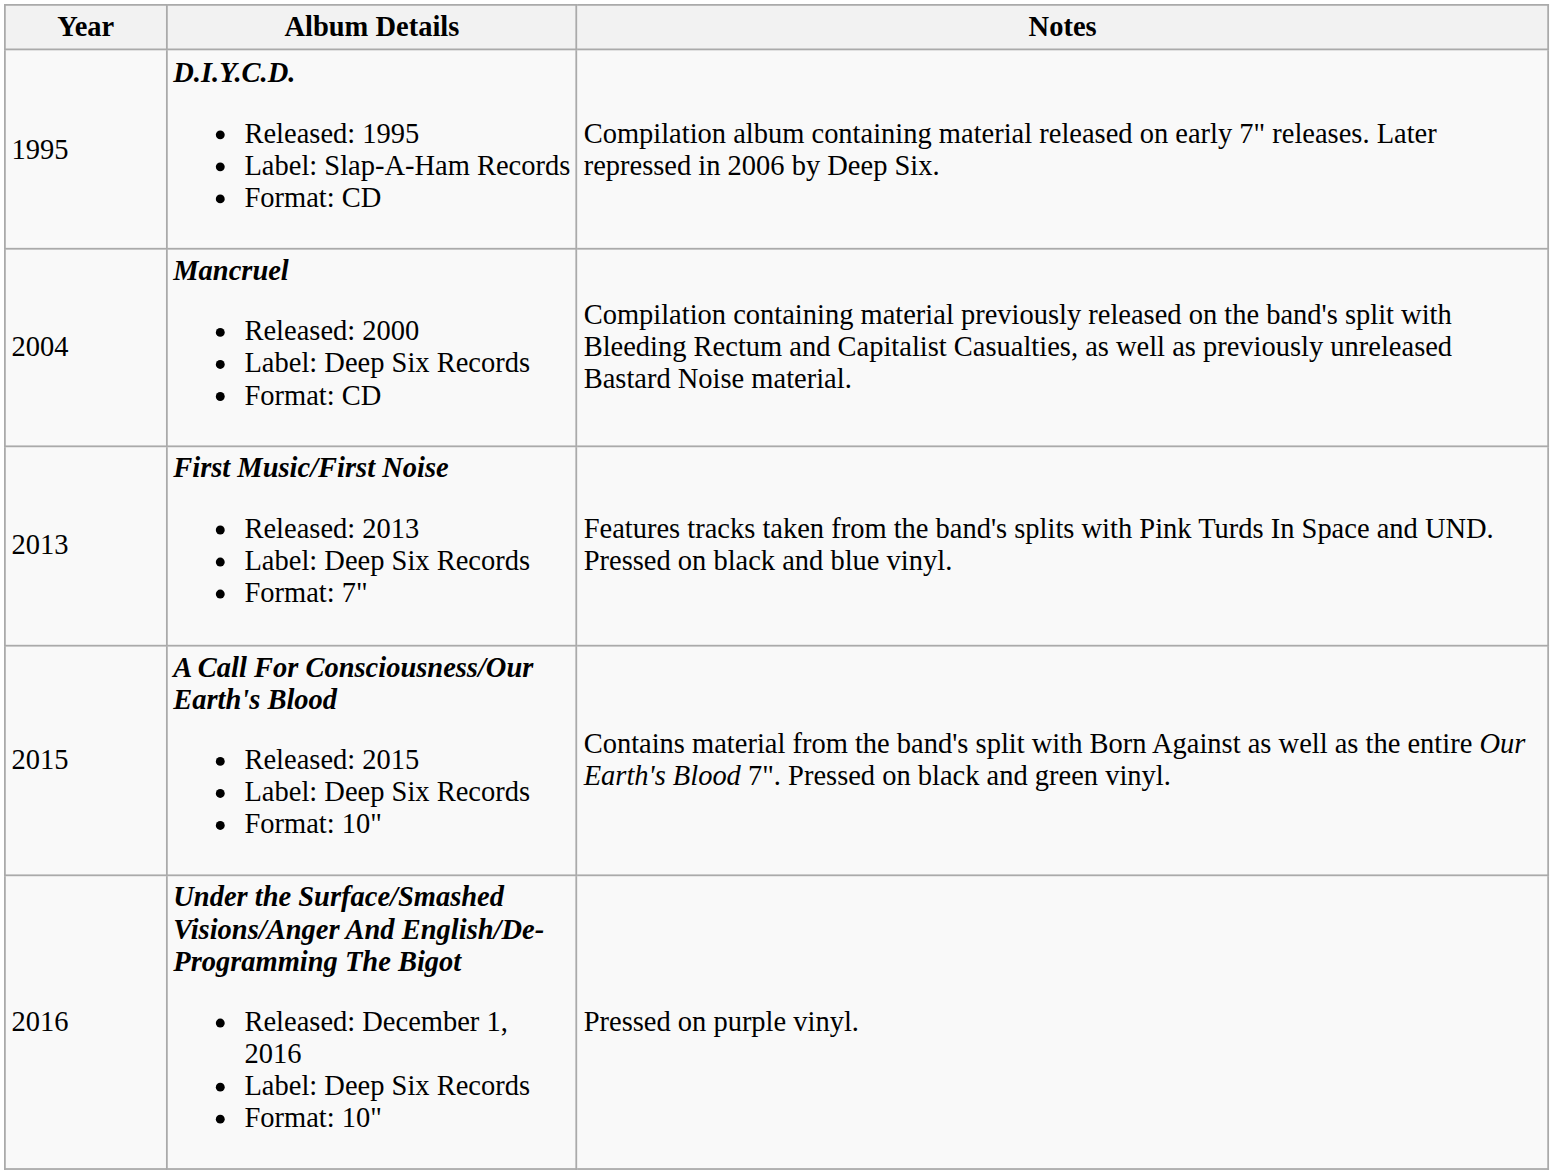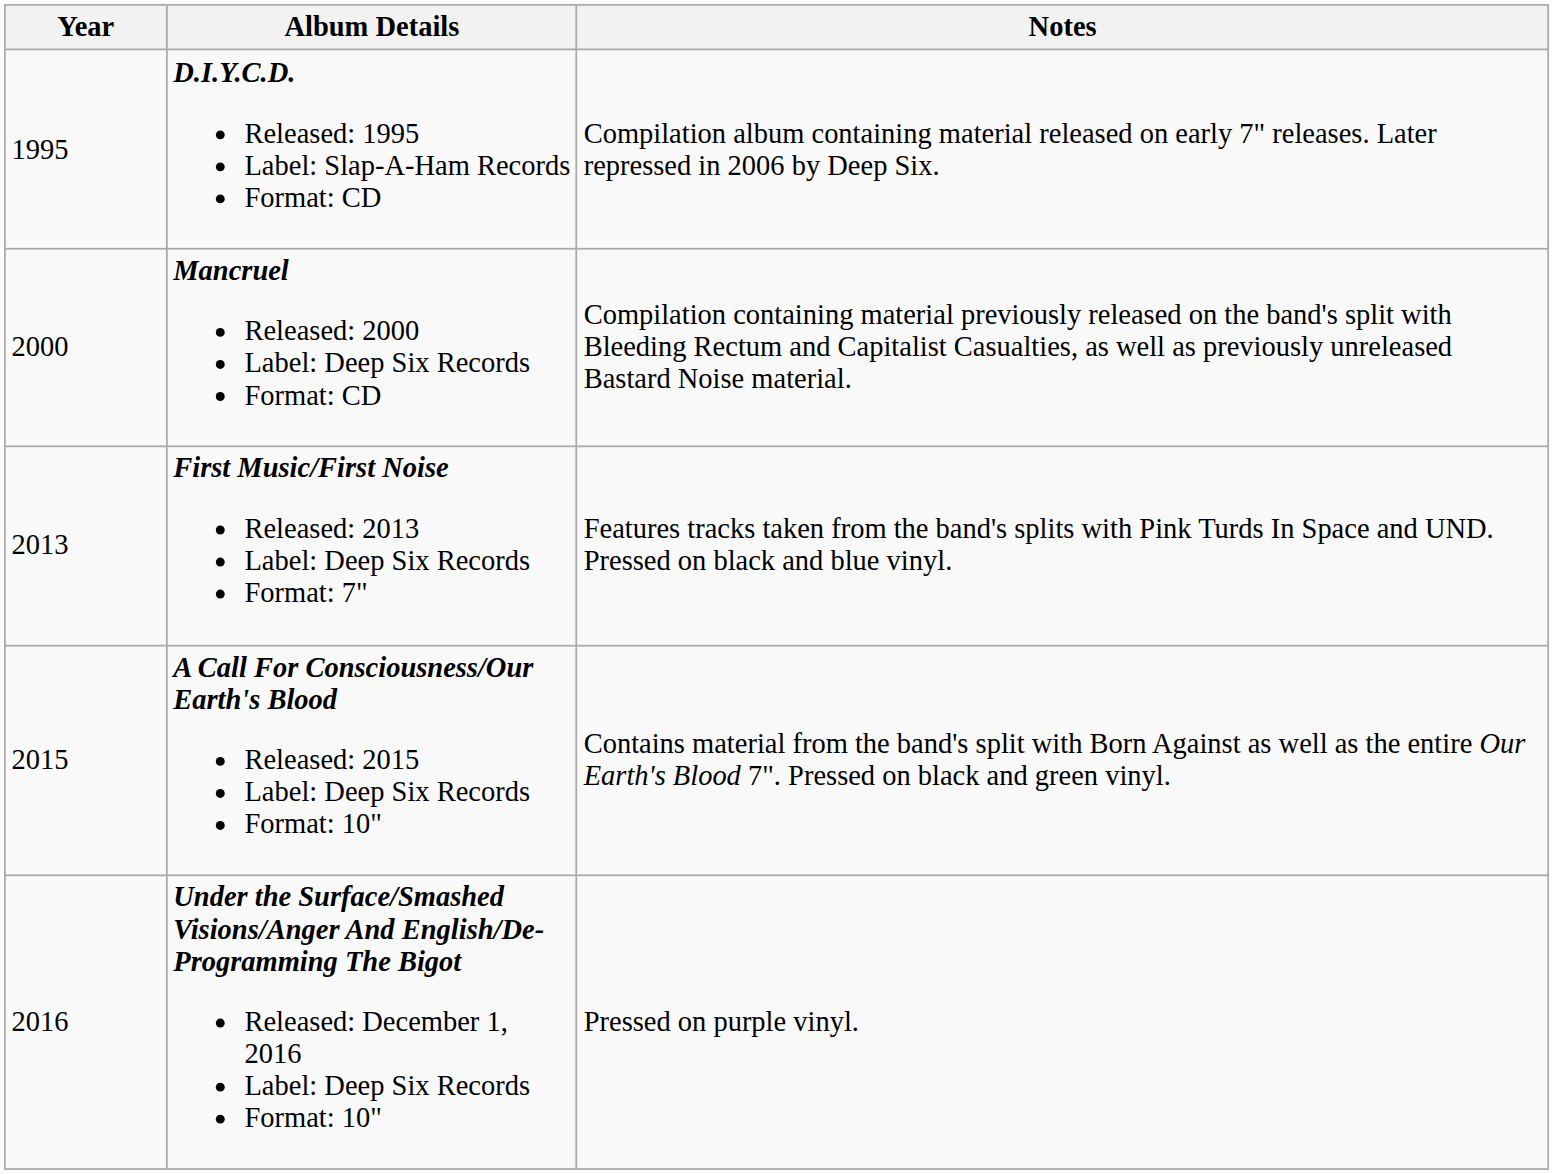(40, 347) 2004 -> (40, 347) 2000
